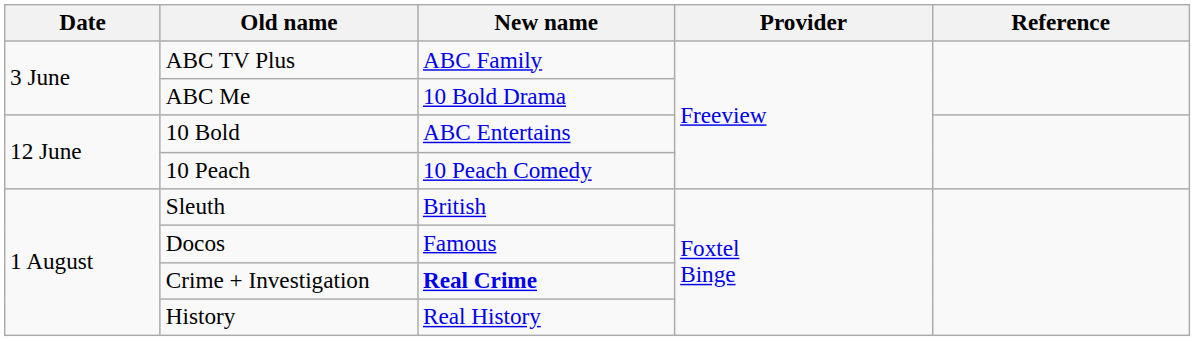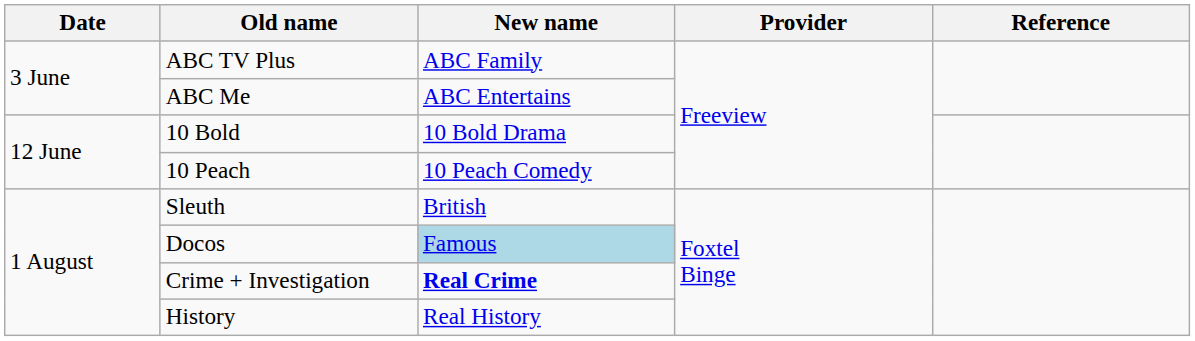(494, 96) 10 Bold Drama -> (497, 96) ABC Entertains
(497, 133) ABC Entertains -> (494, 133) 10 Bold Drama
(460, 243) no background -> (460, 243) lightblue background
